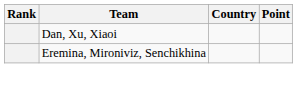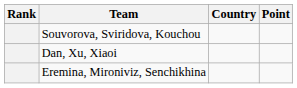+ row: (121, 33)
